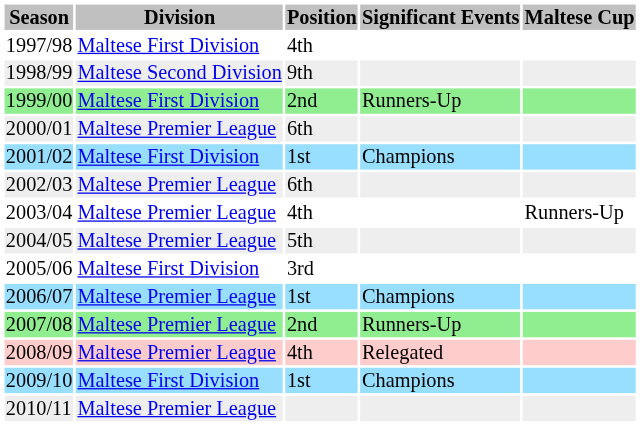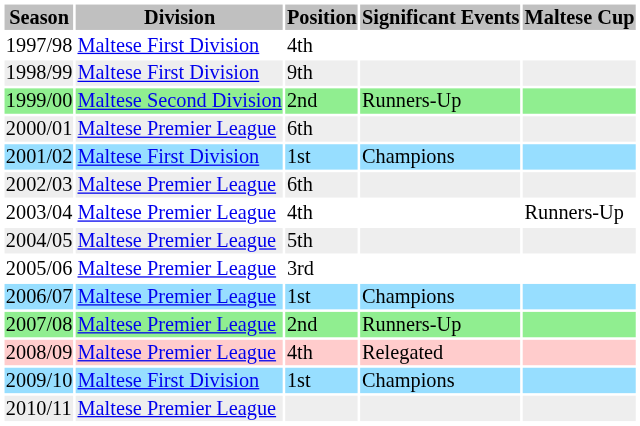(180, 72) Maltese Second Division -> (168, 72) Maltese First Division
(168, 100) Maltese First Division -> (180, 100) Maltese Second Division
(168, 268) Maltese First Division -> (177, 268) Maltese Premier League
